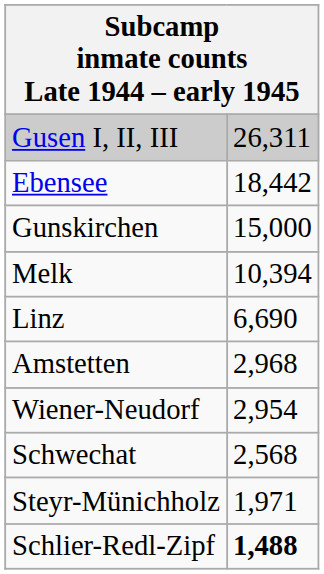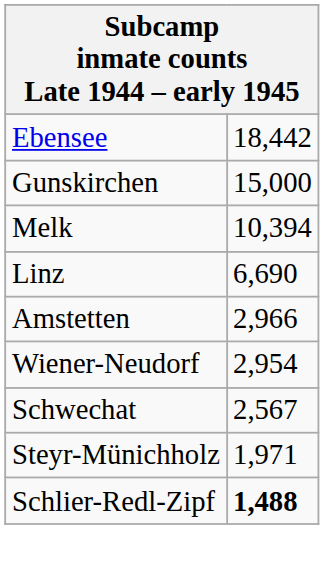- row: (95, 137)
(265, 364) 2,968 -> (265, 318) 2,966
(265, 455) 2,568 -> (265, 409) 2,567
